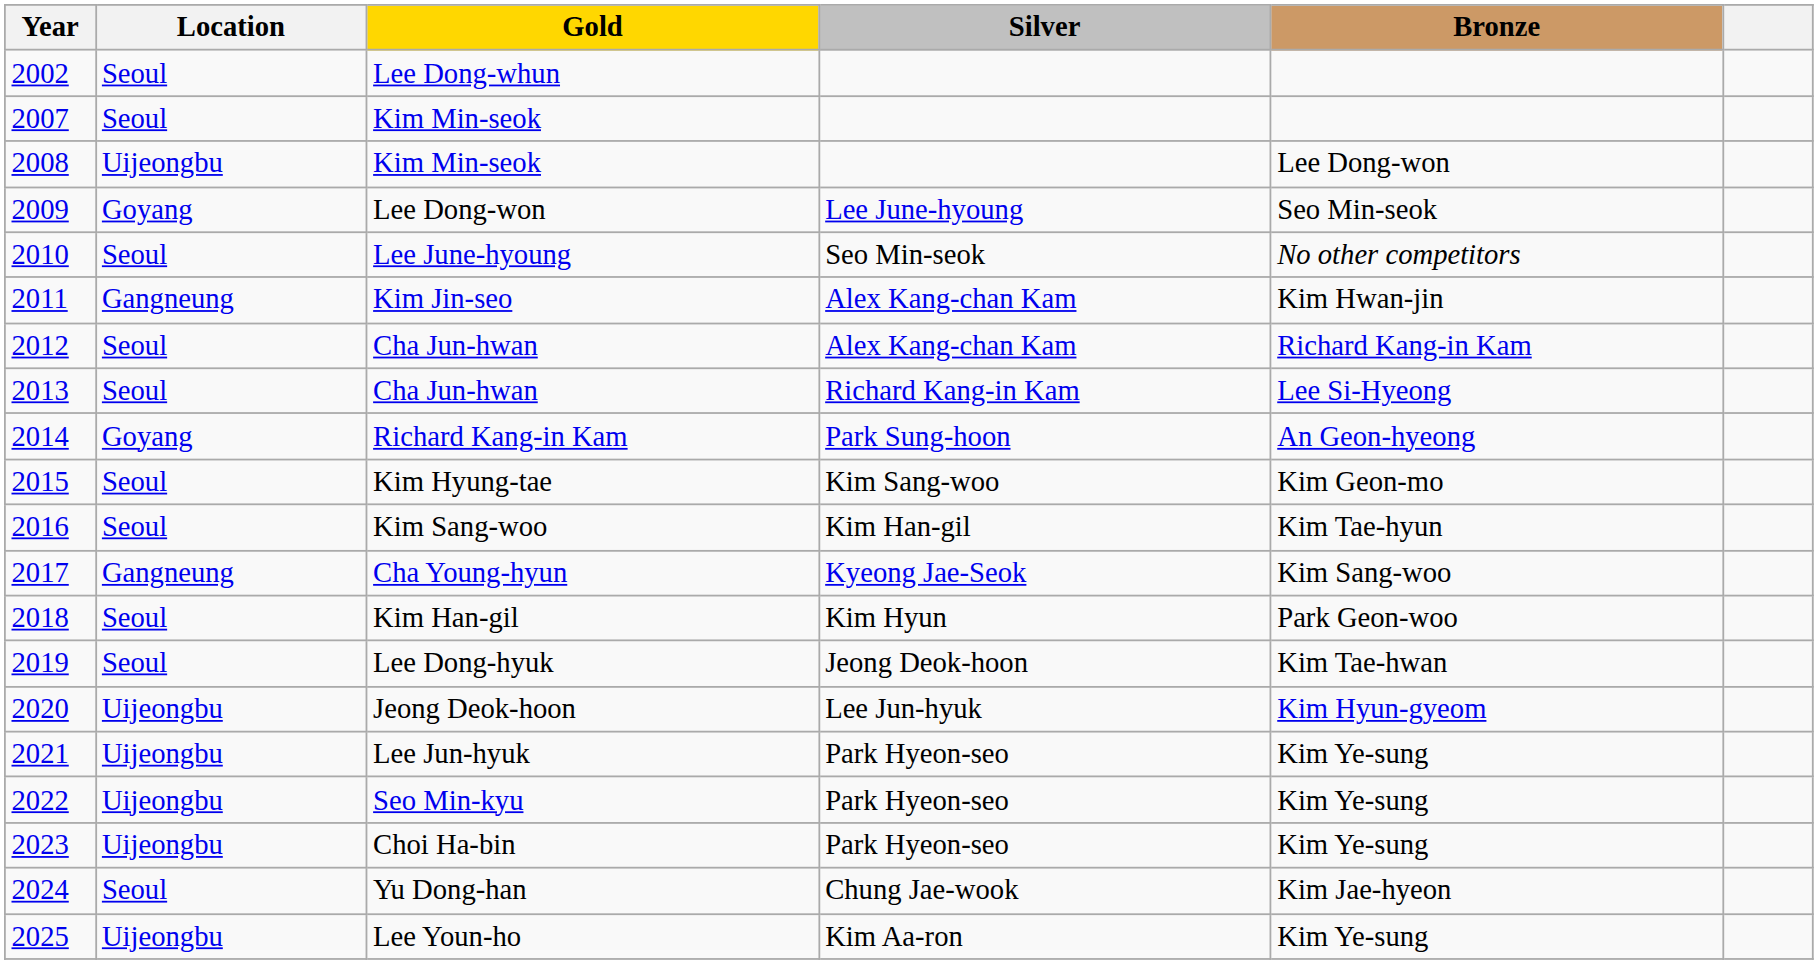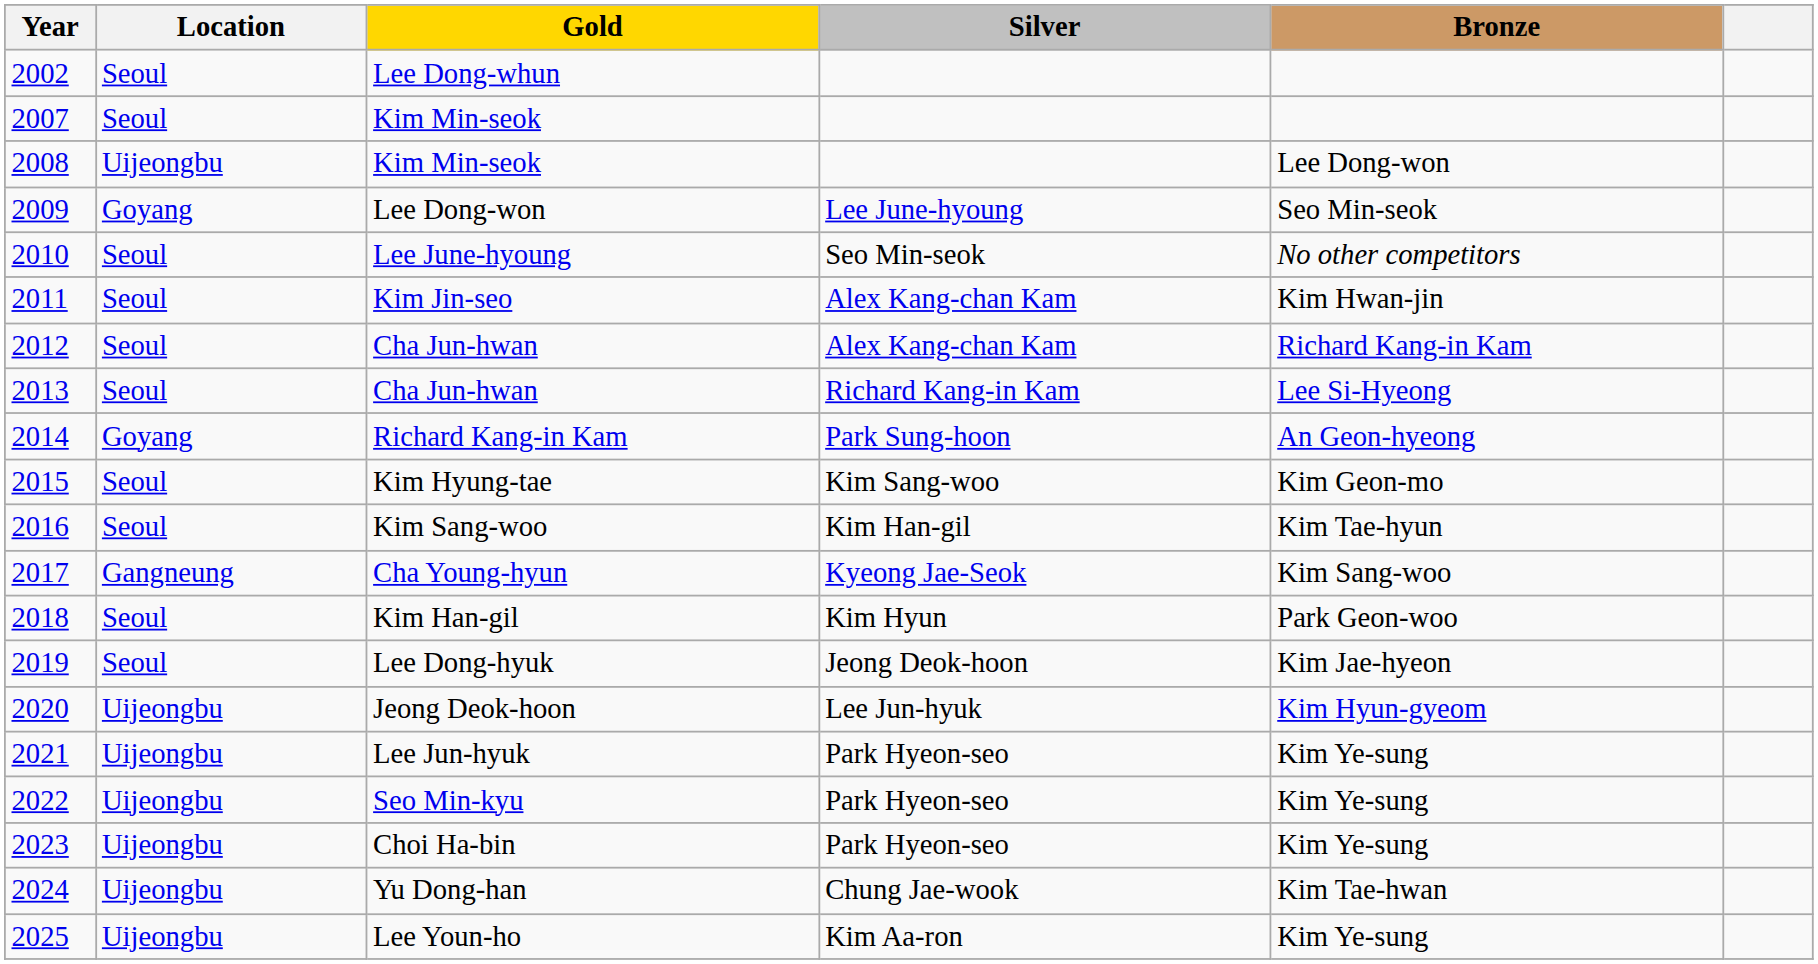(168, 299) Gangneung -> (135, 299) Seoul
(1362, 663) Kim Tae-hwan -> (1364, 663) Kim Jae-hyeon
(135, 890) Seoul -> (162, 890) Uijeongbu
(1364, 890) Kim Jae-hyeon -> (1362, 890) Kim Tae-hwan
